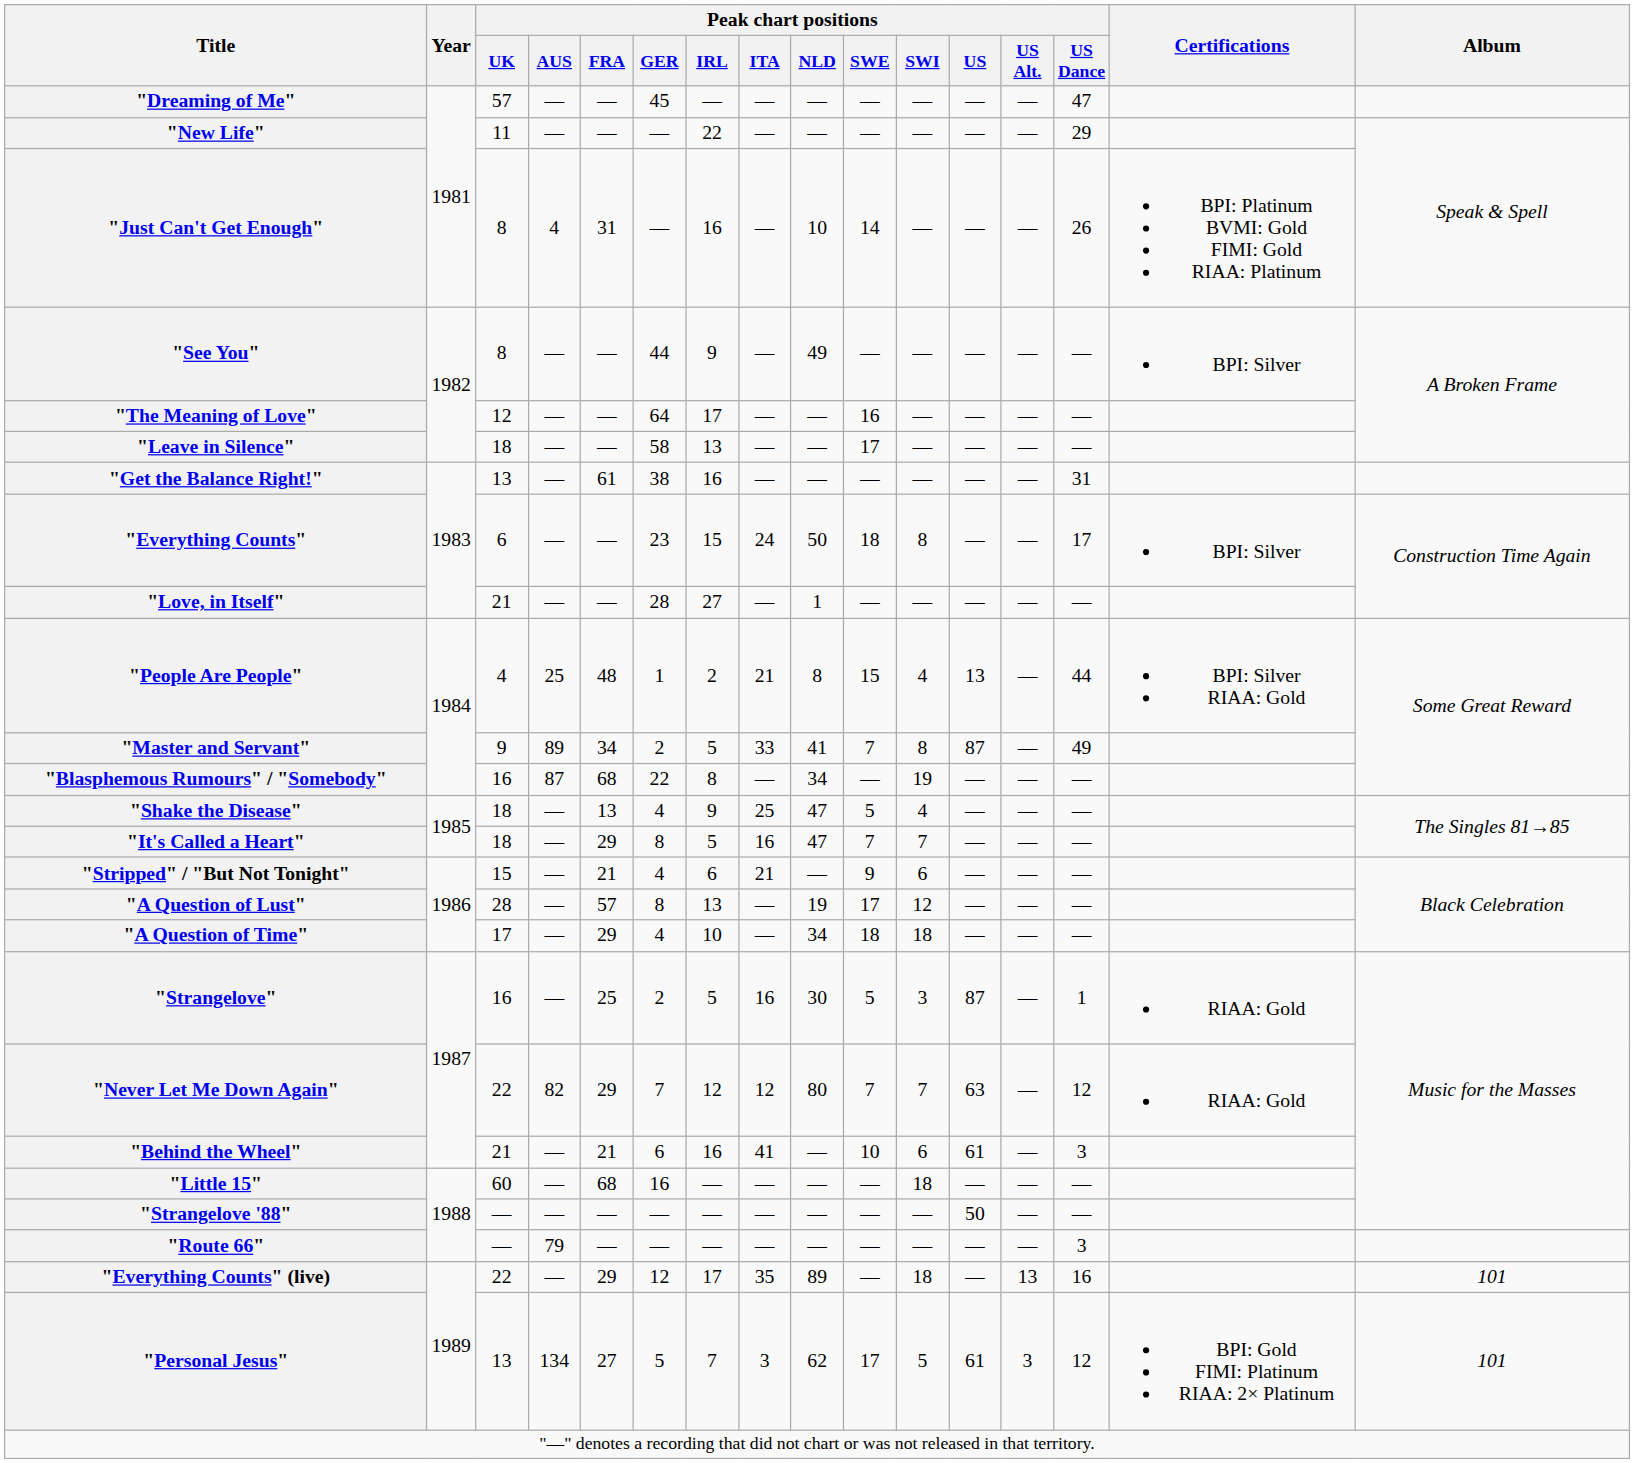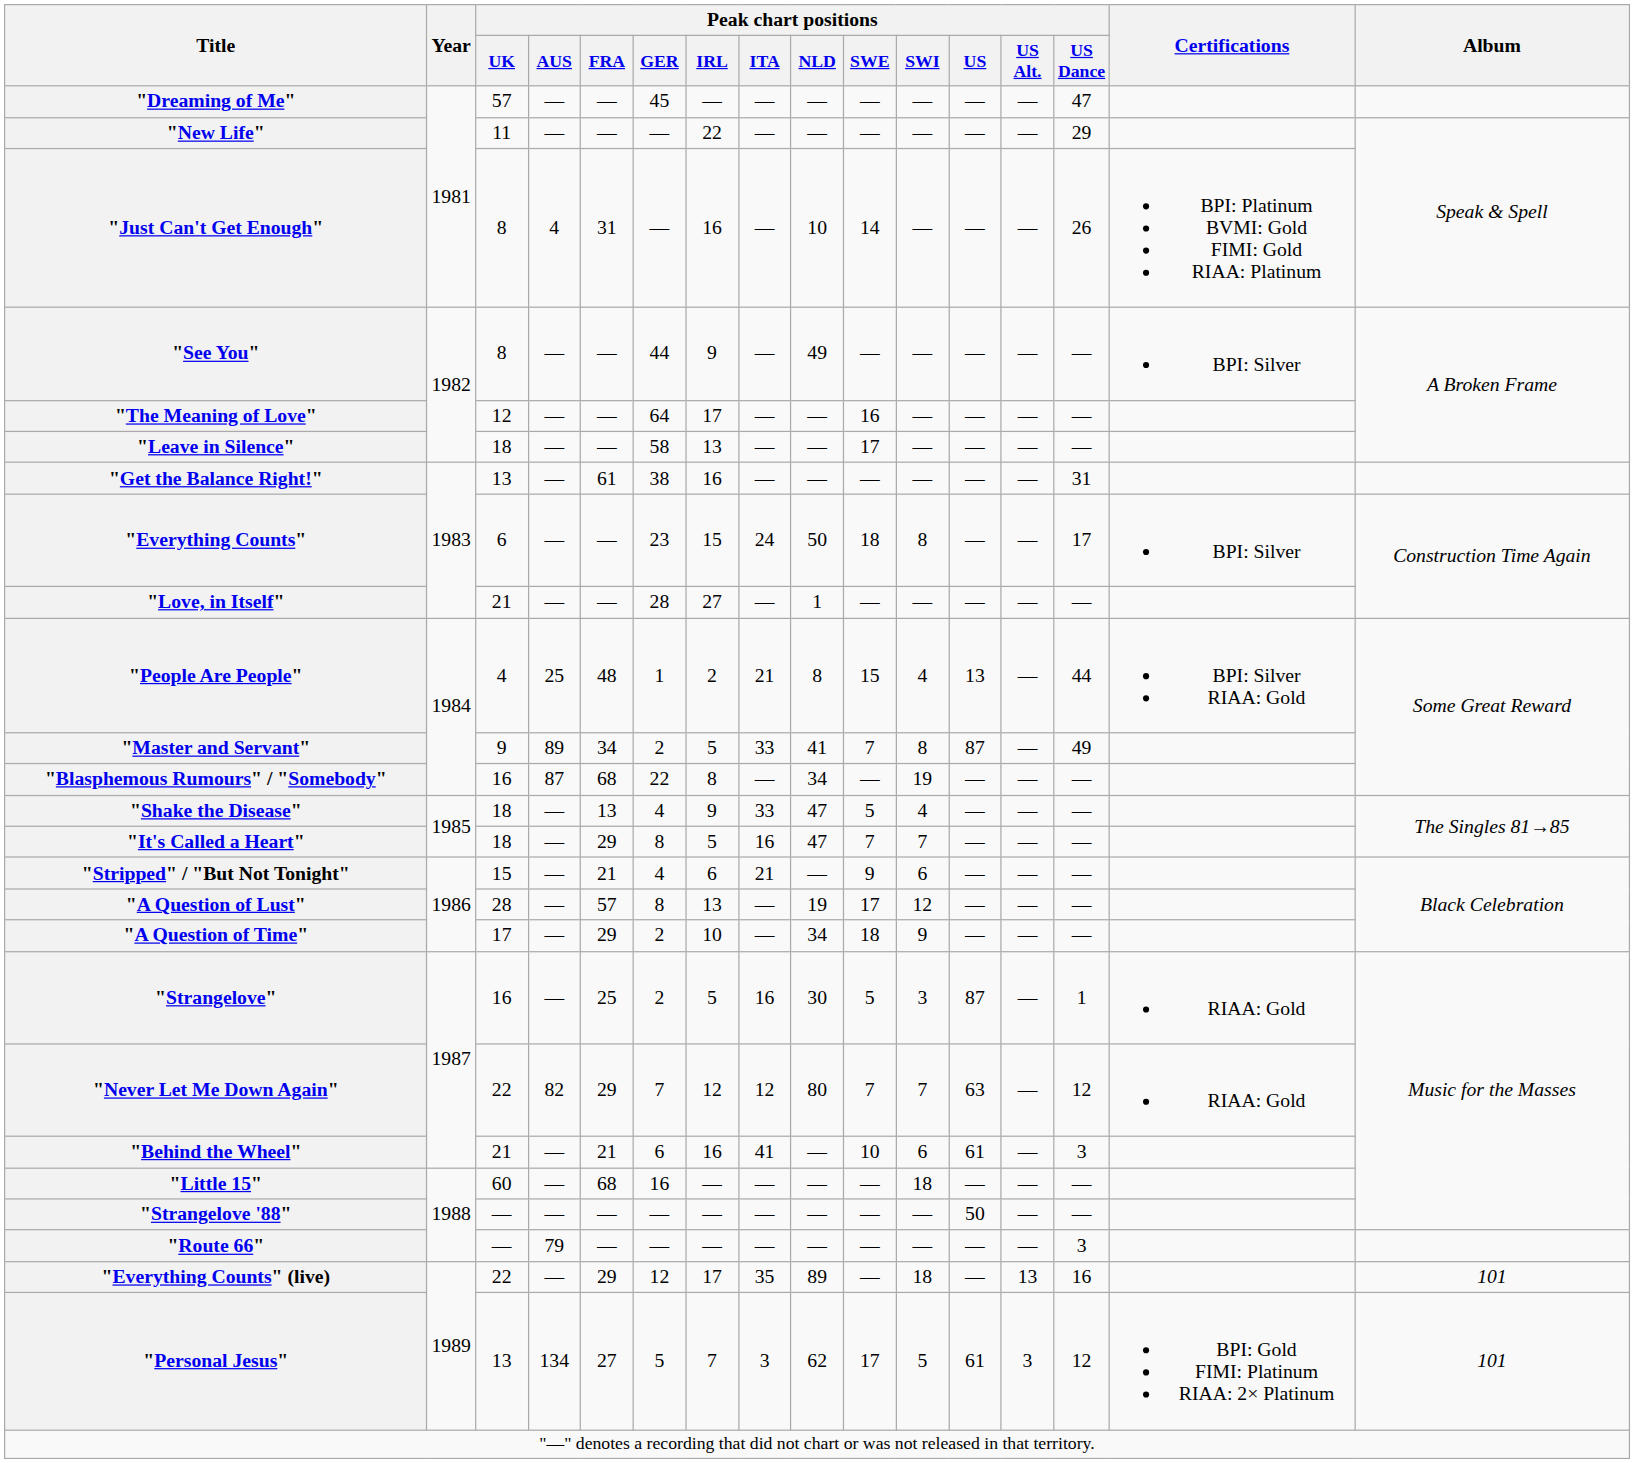(765, 810) 25 -> (765, 810) 33
(659, 935) 4 -> (659, 935) 2
(922, 935) 18 -> (922, 935) 9
